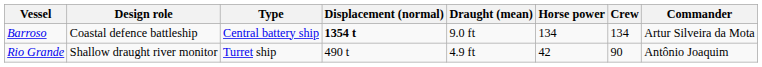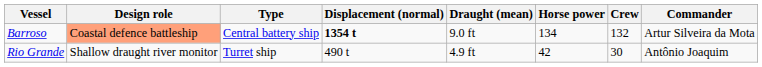(134, 33) no background -> (134, 33) lightsalmon background
(620, 33) 134 -> (620, 33) 132
(617, 52) 90 -> (617, 52) 30
